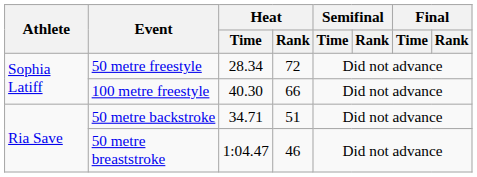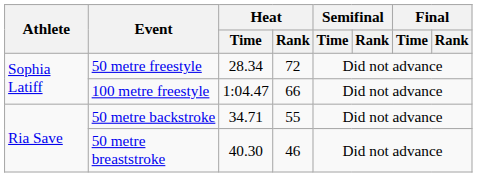(246, 91) 40.30 -> (246, 91) 1:04.47
(293, 116) 51 -> (293, 116) 55
(246, 151) 1:04.47 -> (246, 151) 40.30
